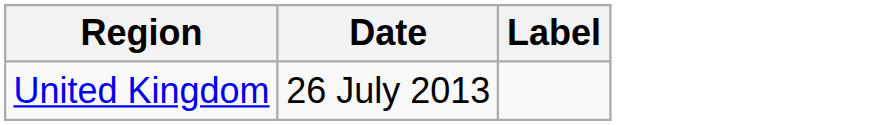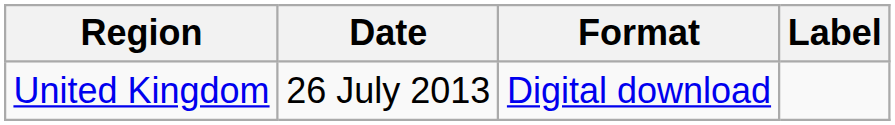+ column: (639, 33)
